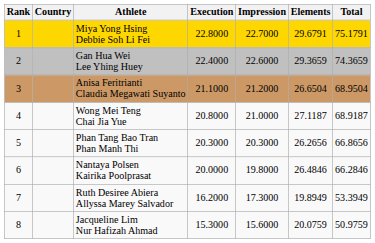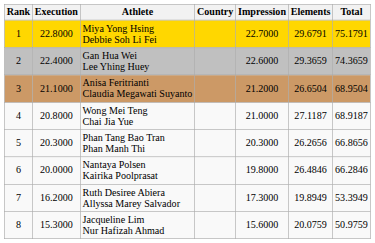columns swapped: (53, 12) <-> (212, 12)
